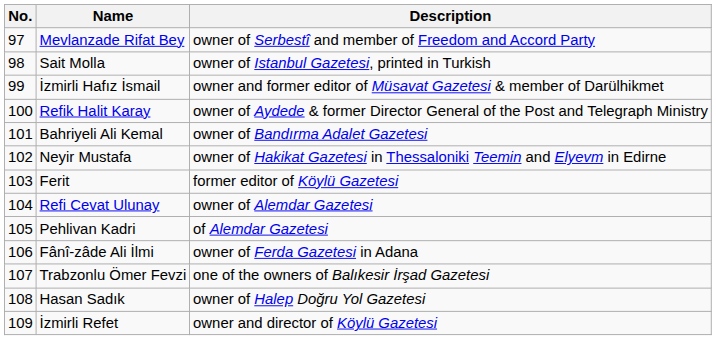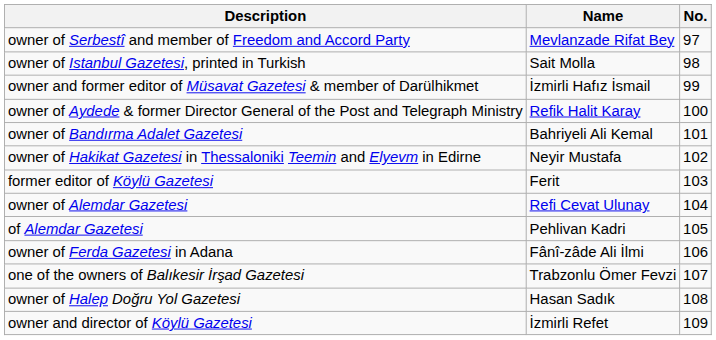columns swapped: (20, 16) <-> (451, 16)
